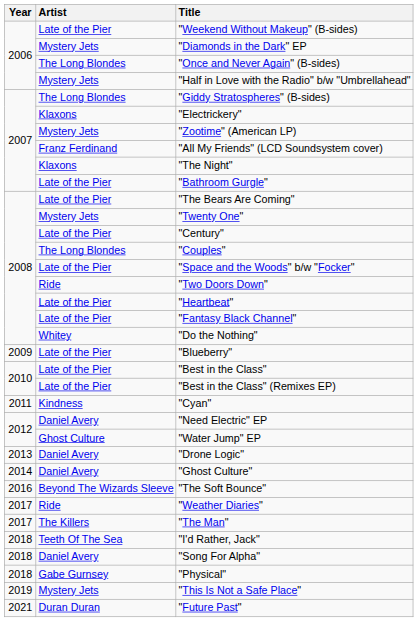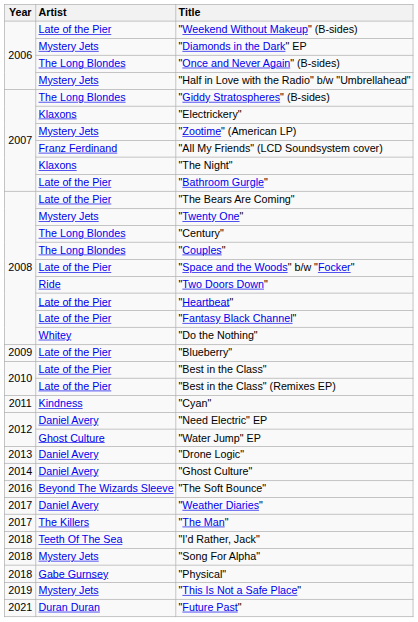(75, 234) Late of the Pier -> (82, 234) The Long Blondes
(50, 506) Ride -> (69, 506) Daniel Avery
(69, 557) Daniel Avery -> (69, 557) Mystery Jets
